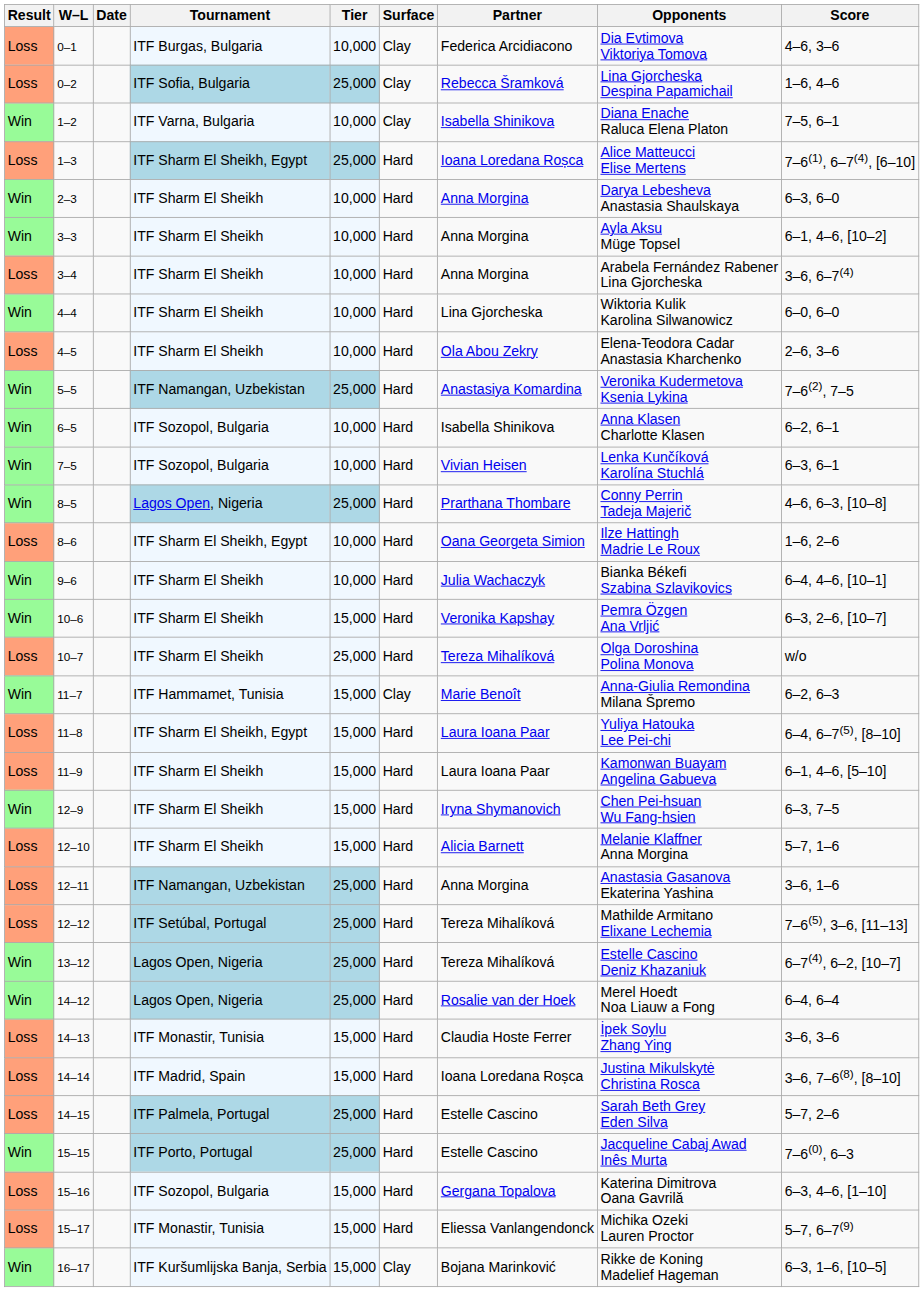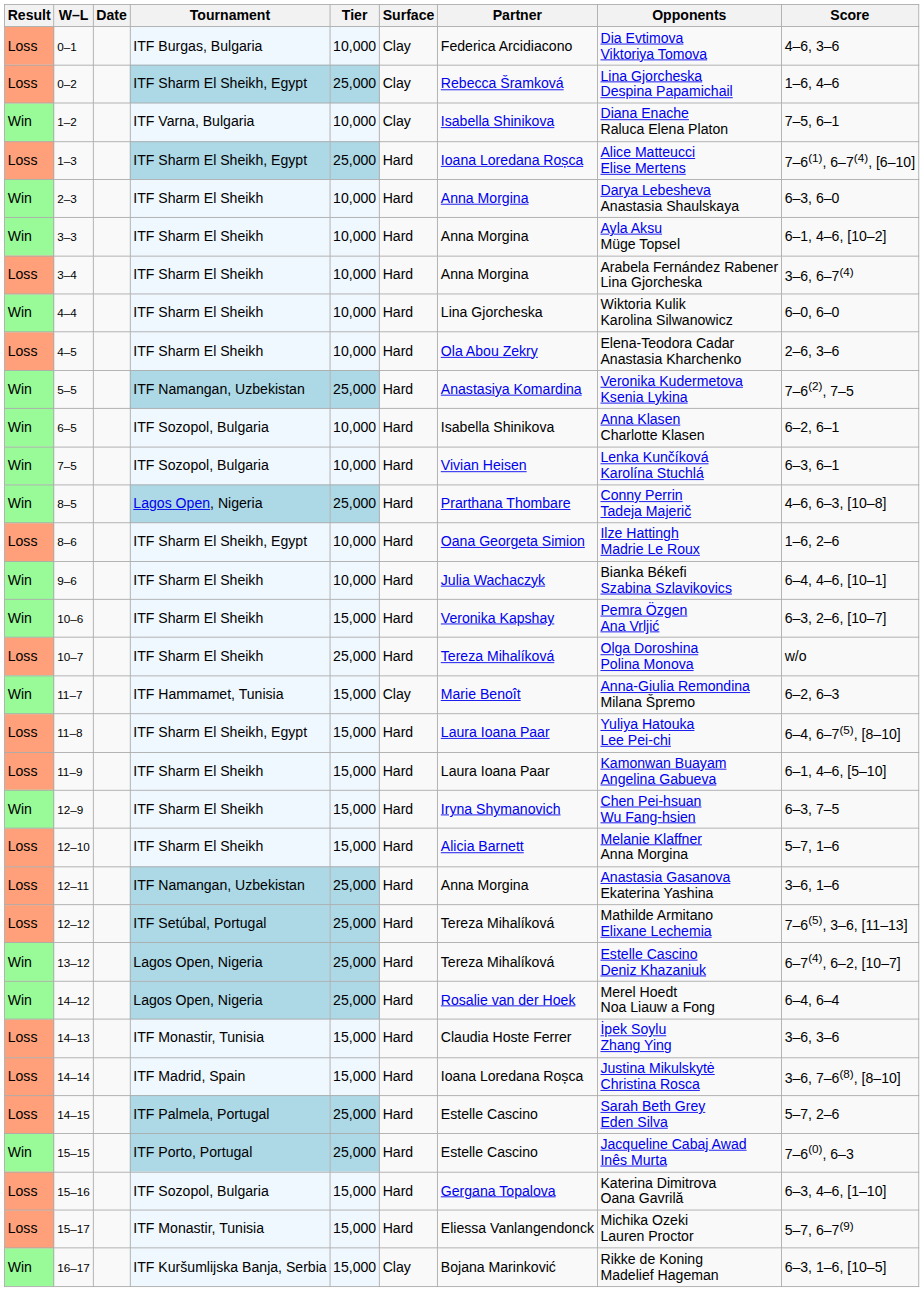(192, 84) ITF Sofia, Bulgaria -> (220, 84) ITF Sharm El Sheikh, Egypt
